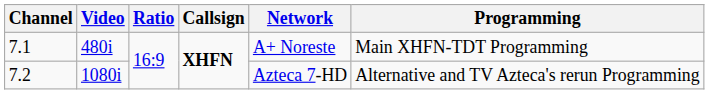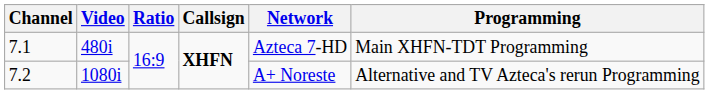(294, 46) A+ Noreste -> (300, 46) Azteca 7-HD
(300, 74) Azteca 7-HD -> (294, 74) A+ Noreste
